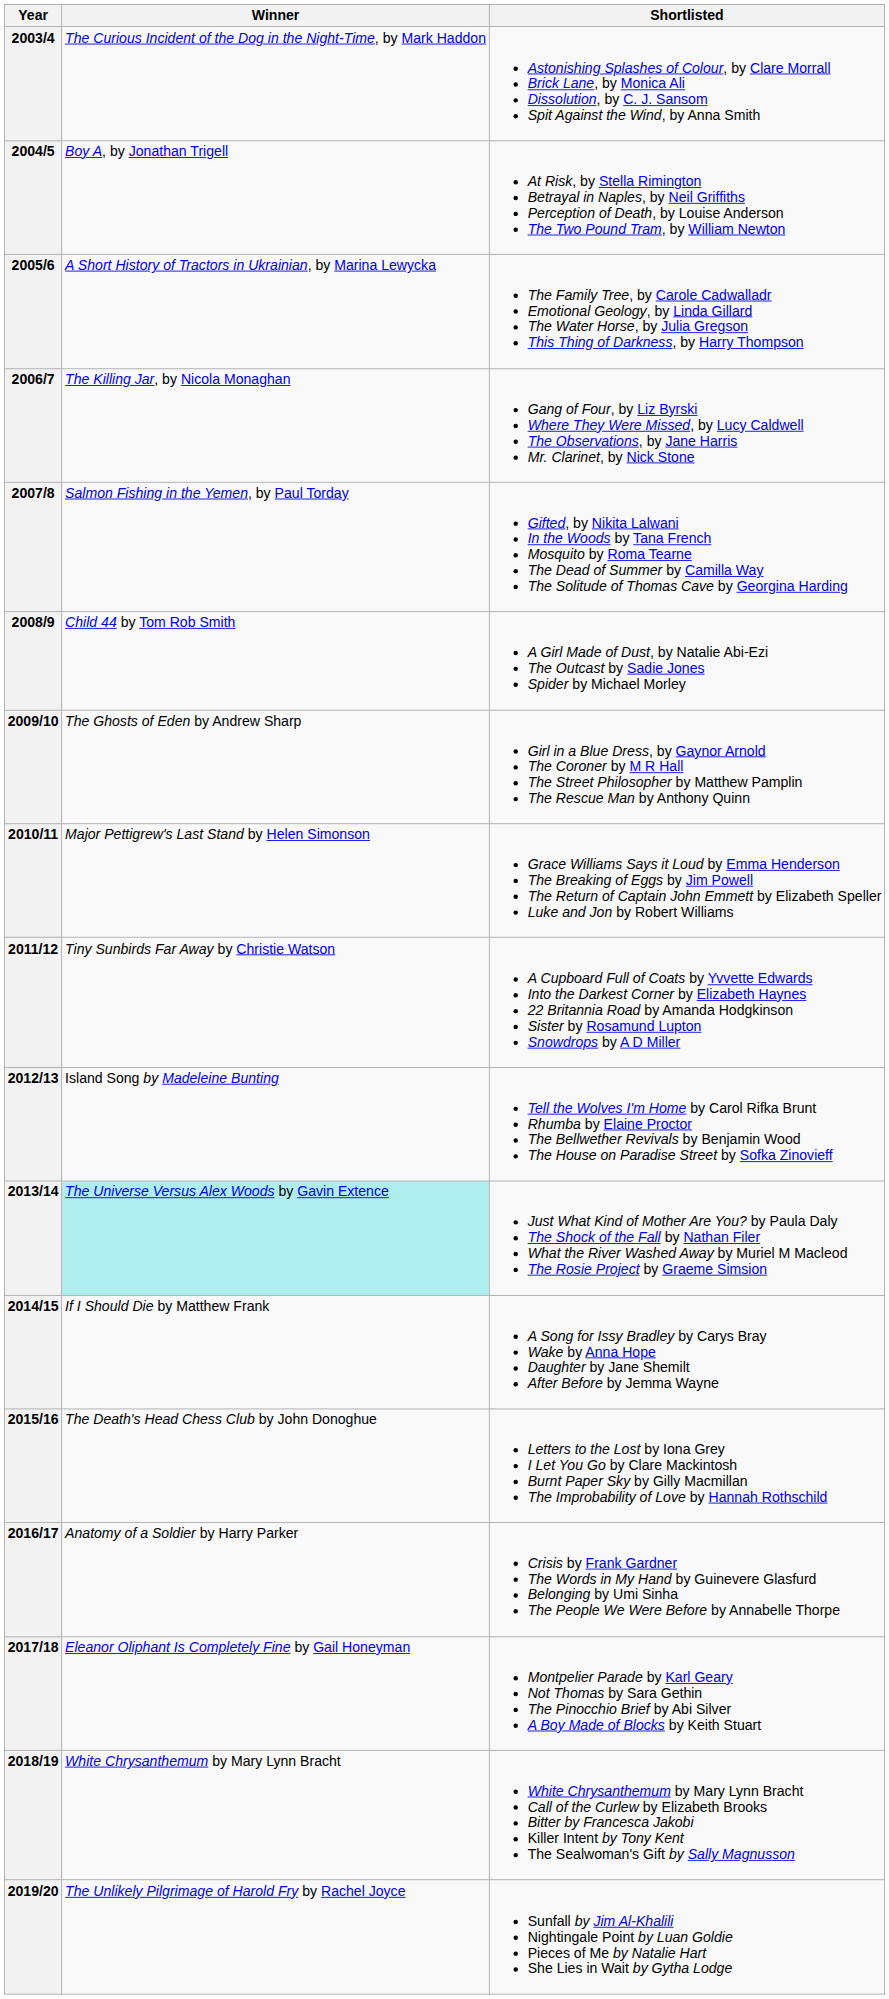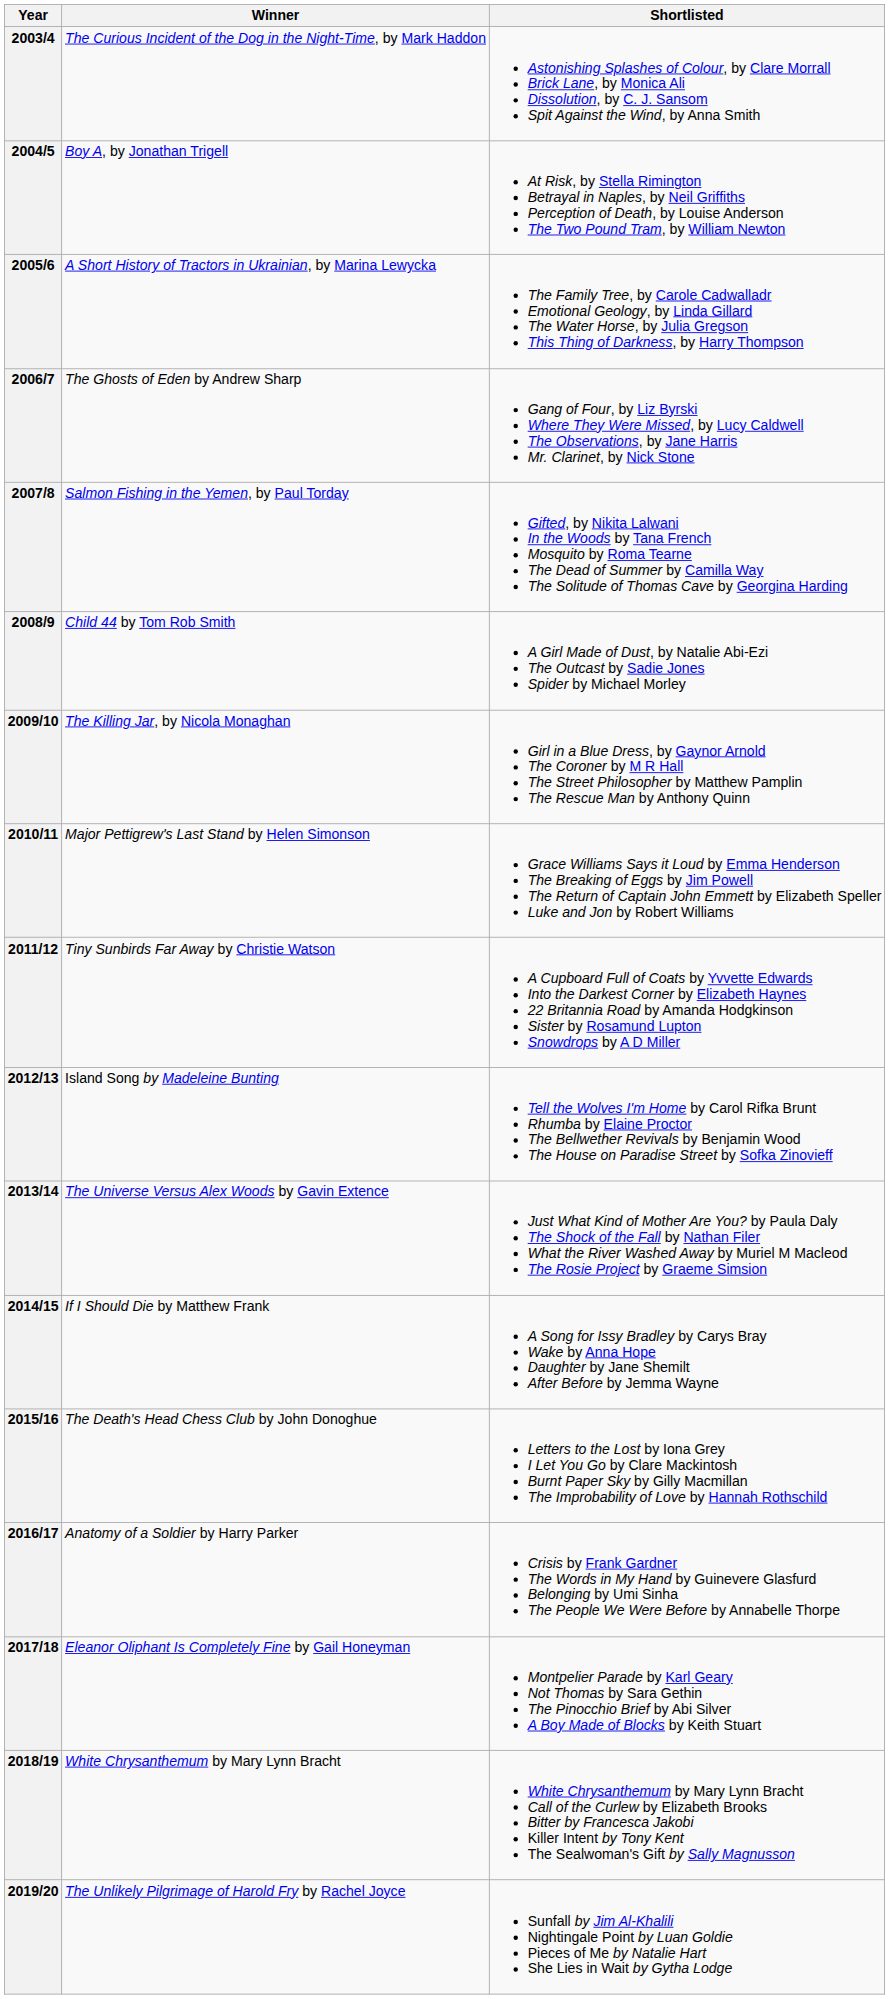(178, 379) The Killing Jar, by Nicola Monaghan -> (183, 379) The Ghosts of Eden by Andrew Sharp
(183, 721) The Ghosts of Eden by Andrew Sharp -> (178, 721) The Killing Jar, by Nicola Monaghan
(227, 1192) paleturquoise background -> (227, 1192) no background
